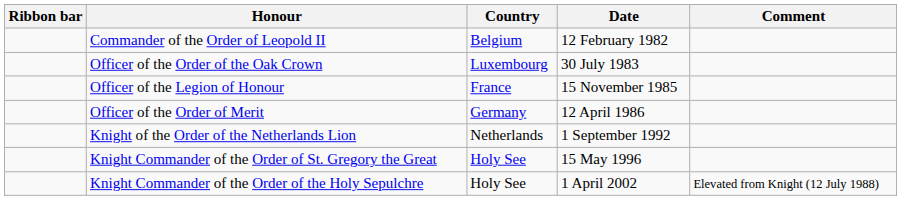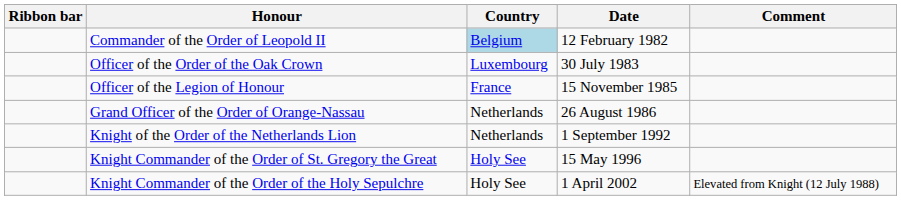(496, 40) no background -> (496, 40) lightblue background
- row: (177, 111)
+ row: (227, 111)
